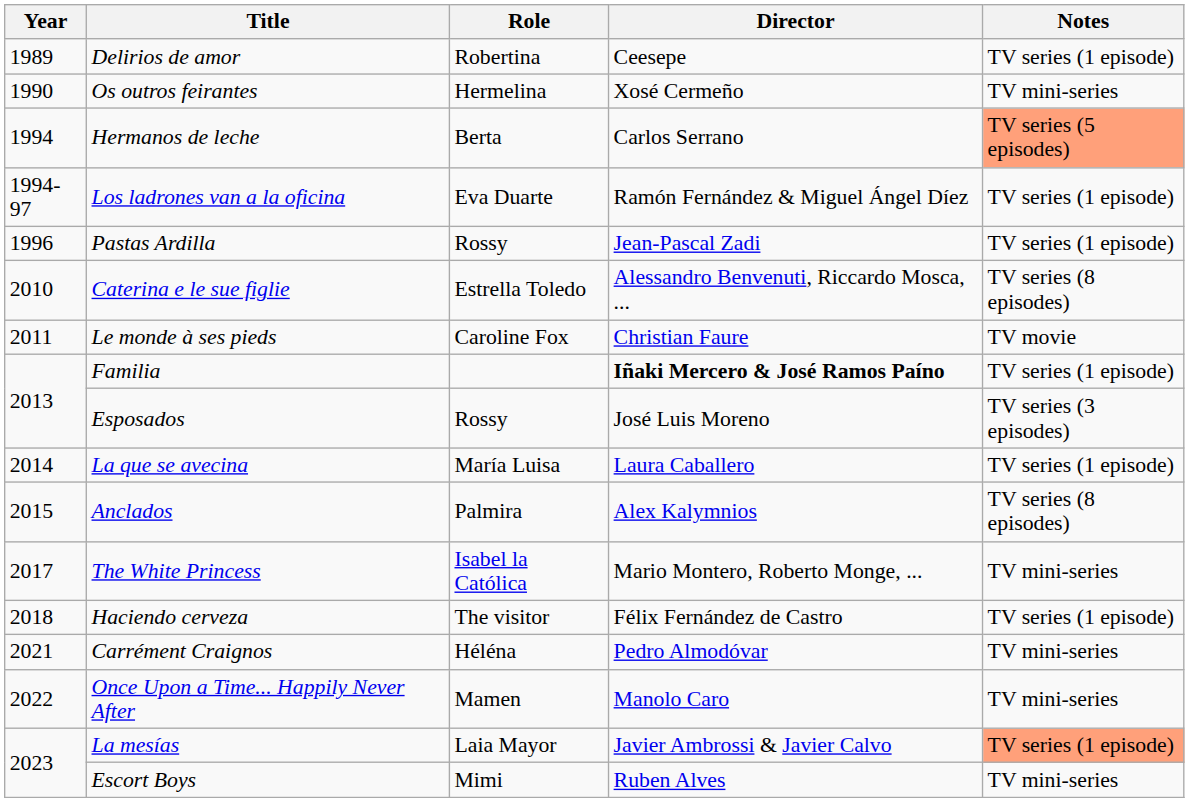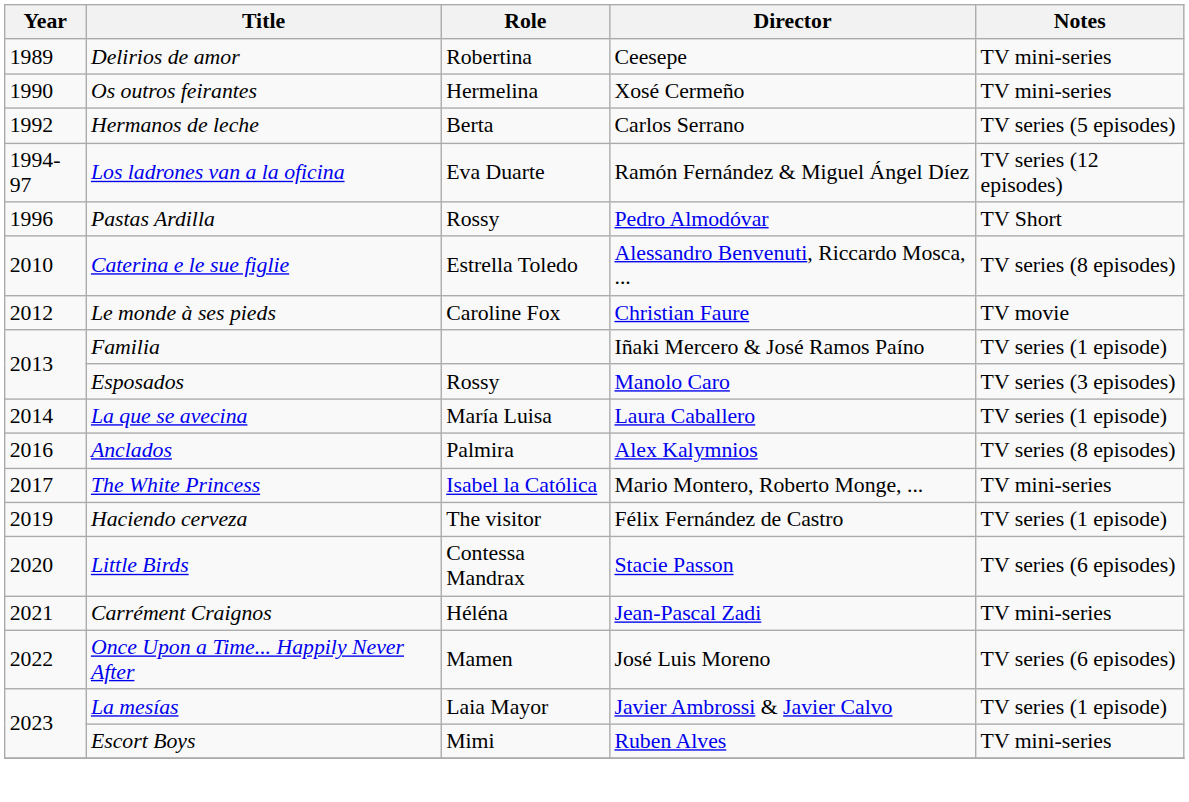(1081, 56) TV series (1 episode) -> (1046, 56) TV mini-series
(31, 137) 1994 -> (31, 125) 1992
(1041, 137) lightsalmon background -> (1078, 125) no background
(1081, 196) TV series (1 episode) -> (1040, 172) TV series (12 episodes)
(687, 243) Jean-Pascal Zadi -> (692, 218) Pedro Almodóvar
(1081, 243) TV series (1 episode) -> (1021, 218) TV Short
(31, 336) 2011 -> (31, 312) 2012
(779, 371) bold -> (769, 346) normal
(692, 418) José Luis Moreno -> (672, 381) Manolo Caro
(31, 511) 2015 -> (31, 450) 2016
(31, 617) 2018 -> (31, 519) 2019
+ row: (140, 566)
(691, 651) Pedro Almodóvar -> (688, 612) Jean-Pascal Zadi
(671, 698) Manolo Caro -> (692, 659) José Luis Moreno
(1053, 698) TV mini-series -> (1078, 659) TV series (6 episodes)
(1081, 745) lightsalmon background -> (1074, 706) no background
